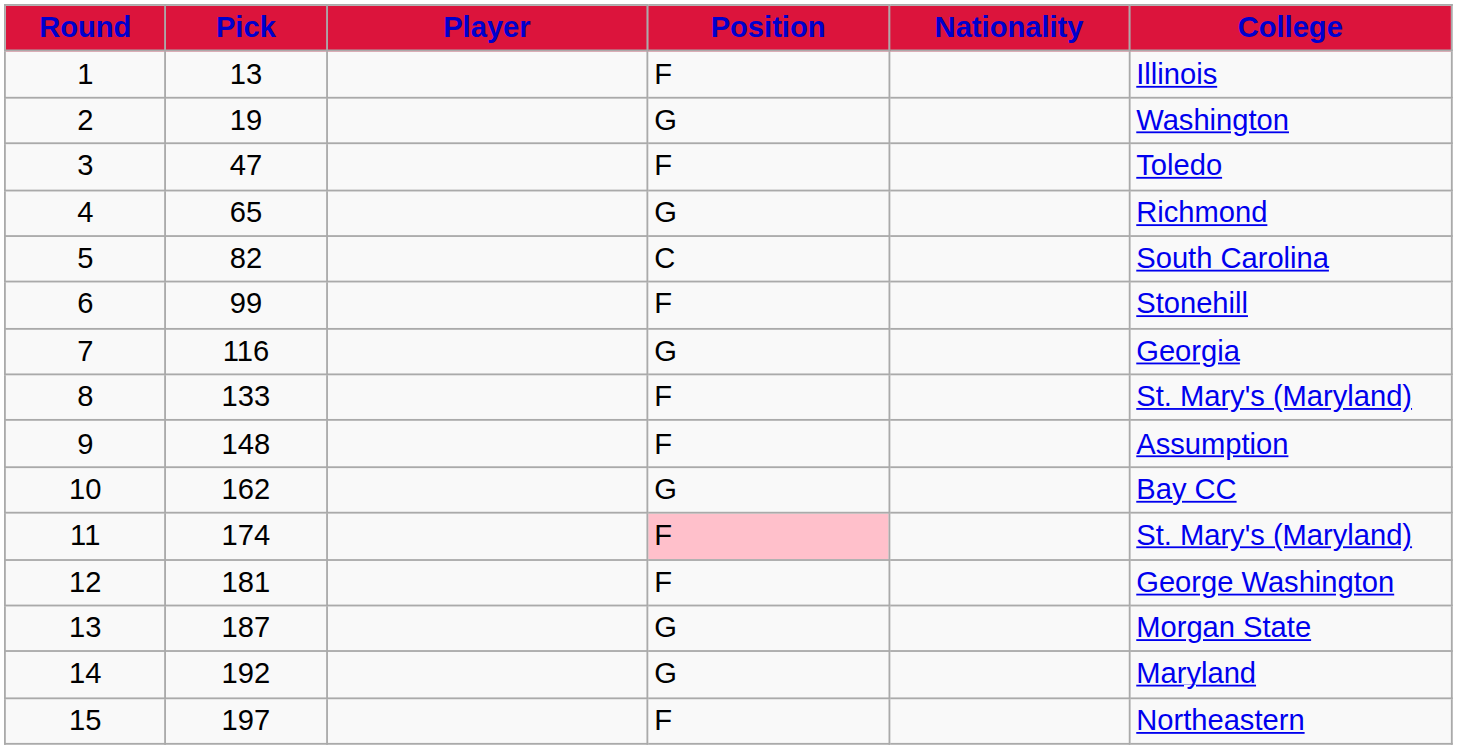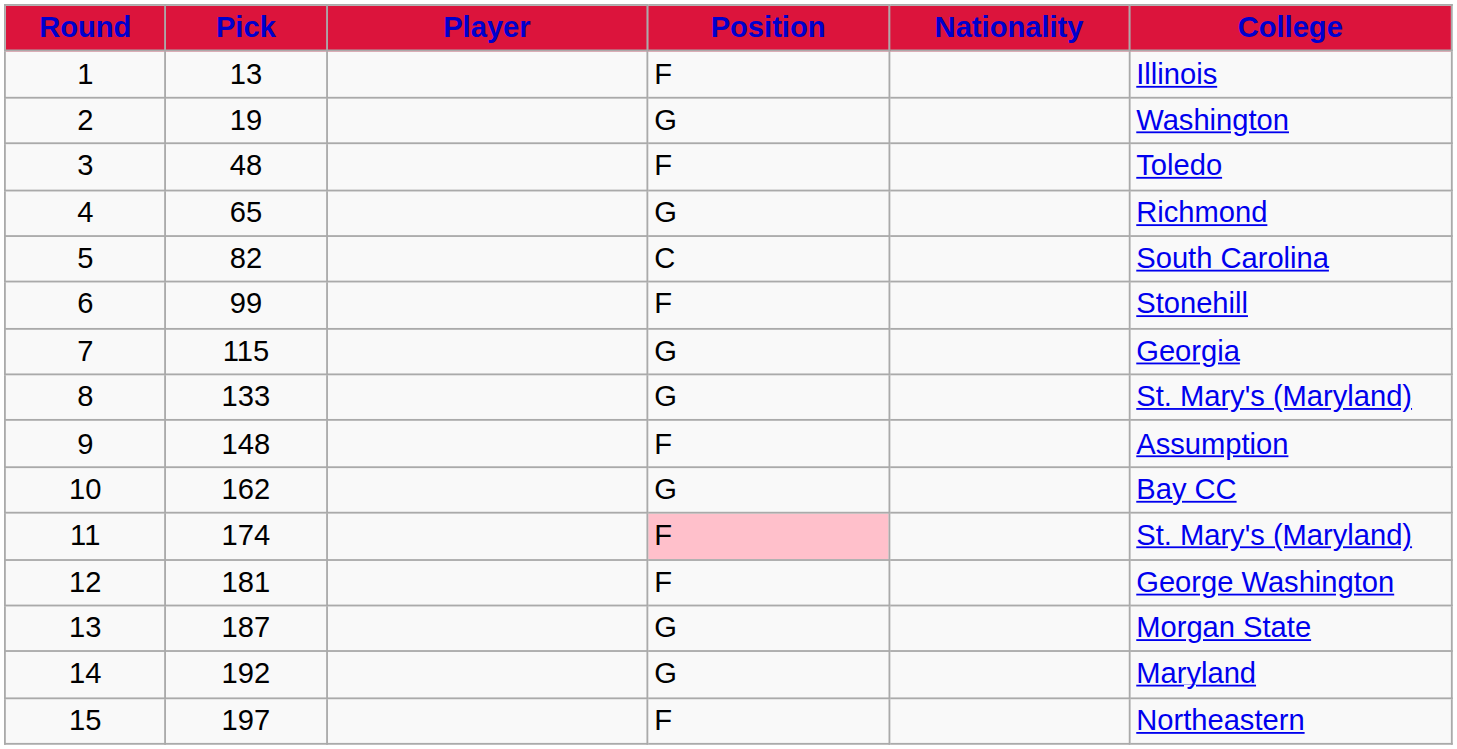(246, 166) 47 -> (246, 166) 48
(246, 350) 116 -> (246, 350) 115
(663, 397) F -> (666, 397) G
